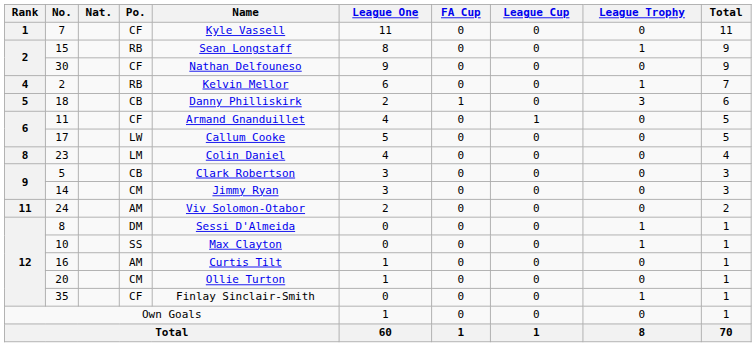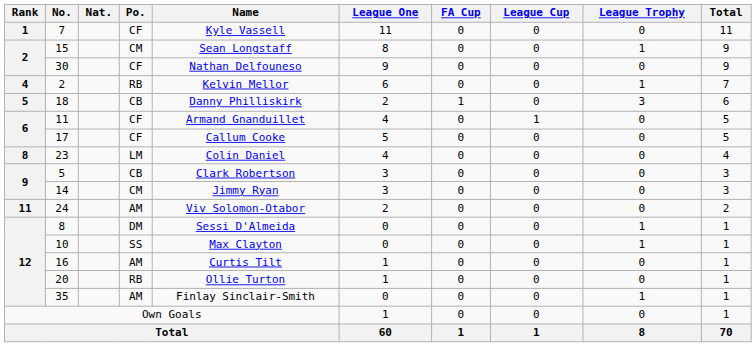(136, 49) RB -> (136, 49) CM
(136, 138) LW -> (136, 138) CF
(136, 280) CM -> (136, 280) RB
(136, 298) CF -> (136, 298) AM
